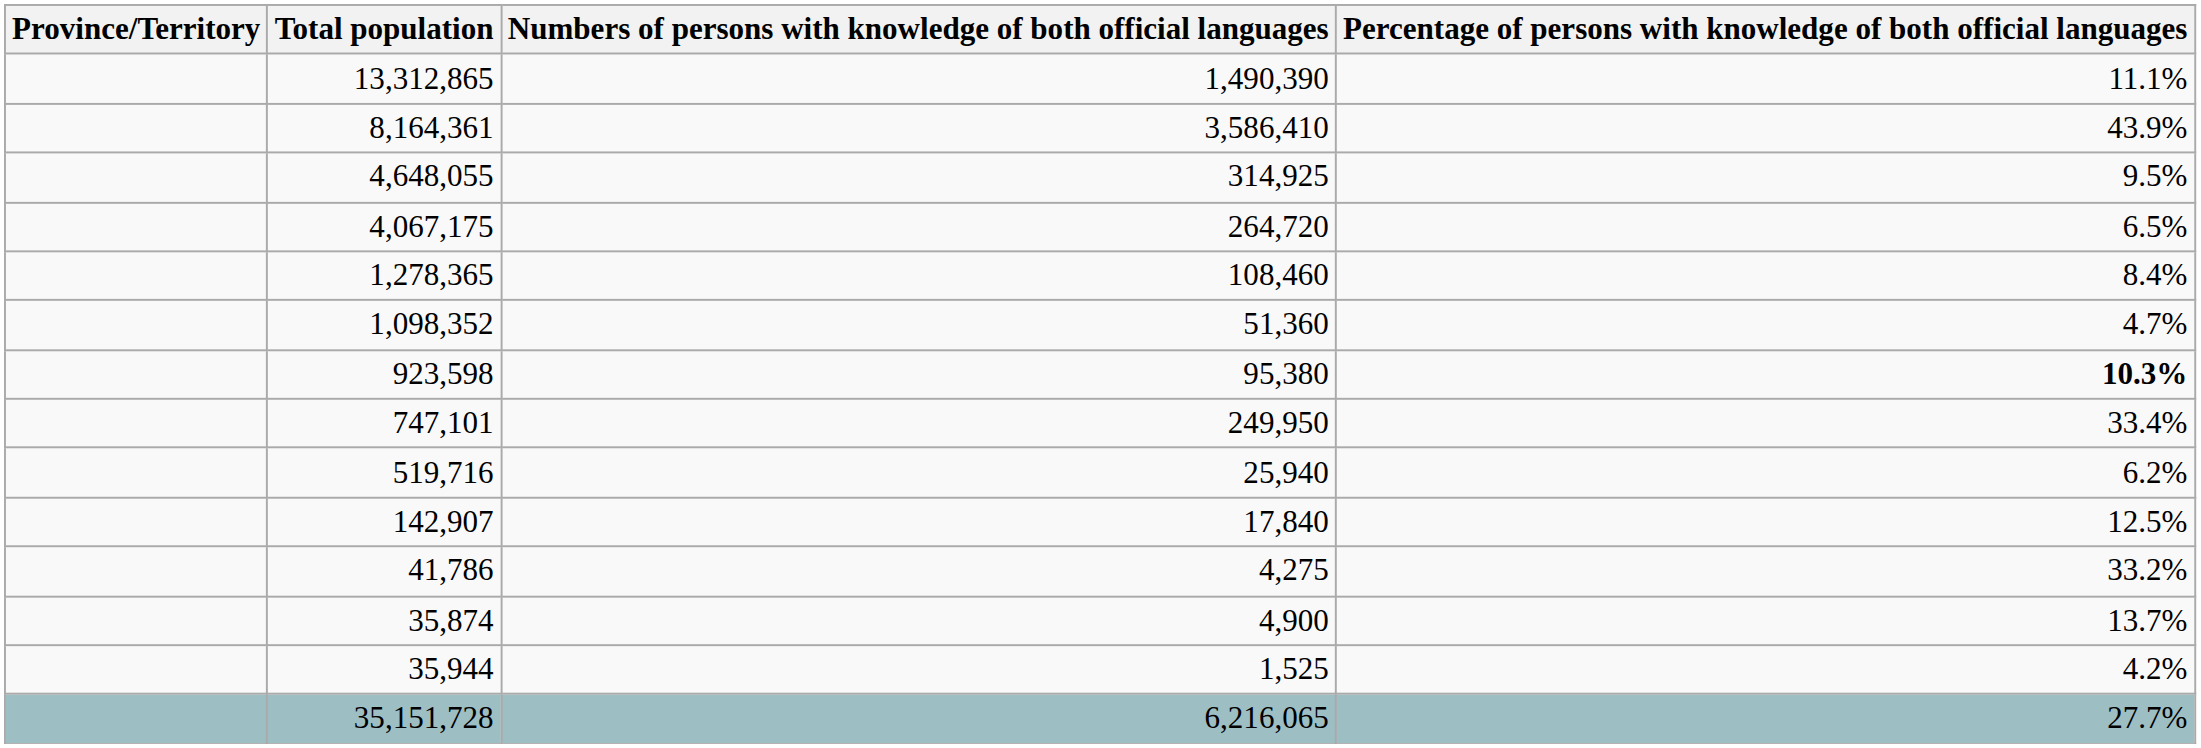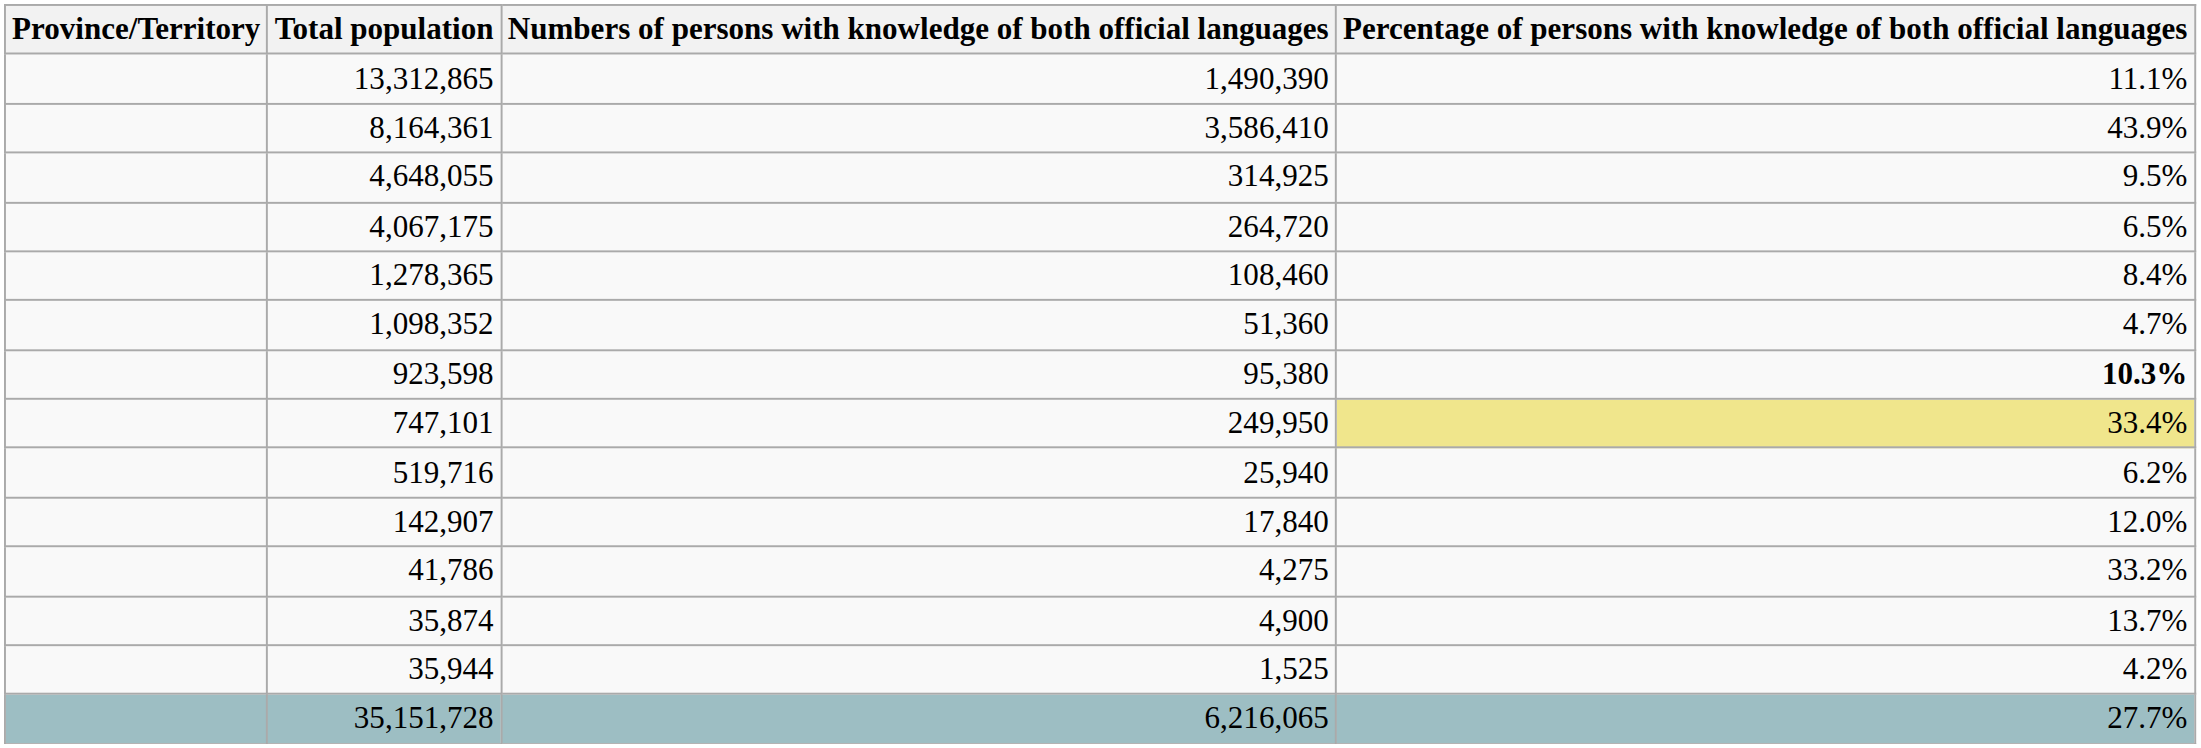(2147, 422) no background -> (2147, 422) khaki background
(2147, 521) 12.5% -> (2147, 521) 12.0%
